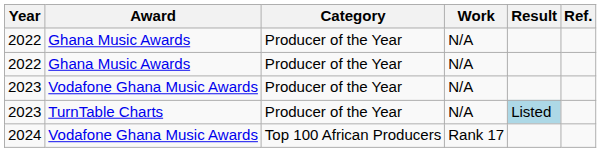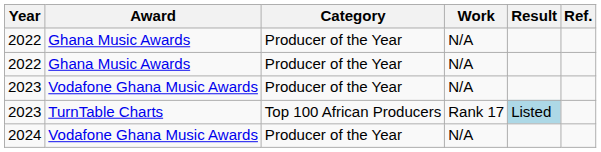(333, 111) Producer of the Year -> (353, 111) Top 100 African Producers
(461, 111) N/A -> (476, 111) Rank 17
(353, 135) Top 100 African Producers -> (333, 135) Producer of the Year
(476, 135) Rank 17 -> (461, 135) N/A
